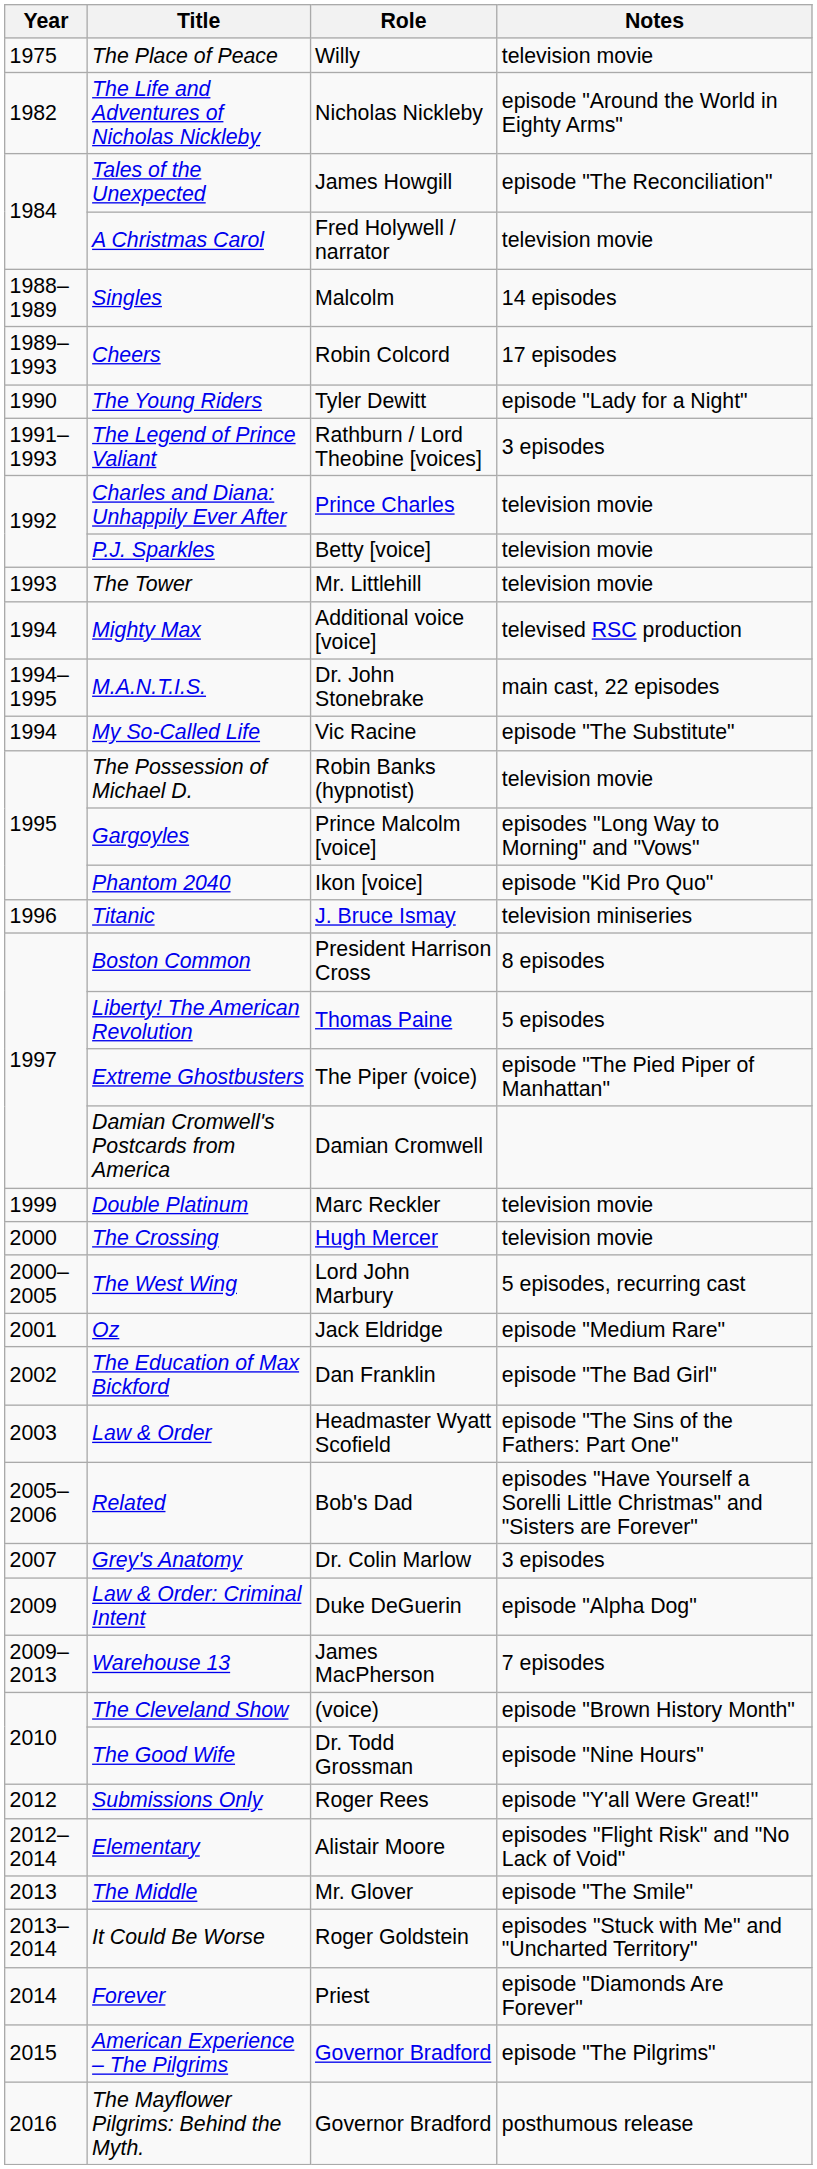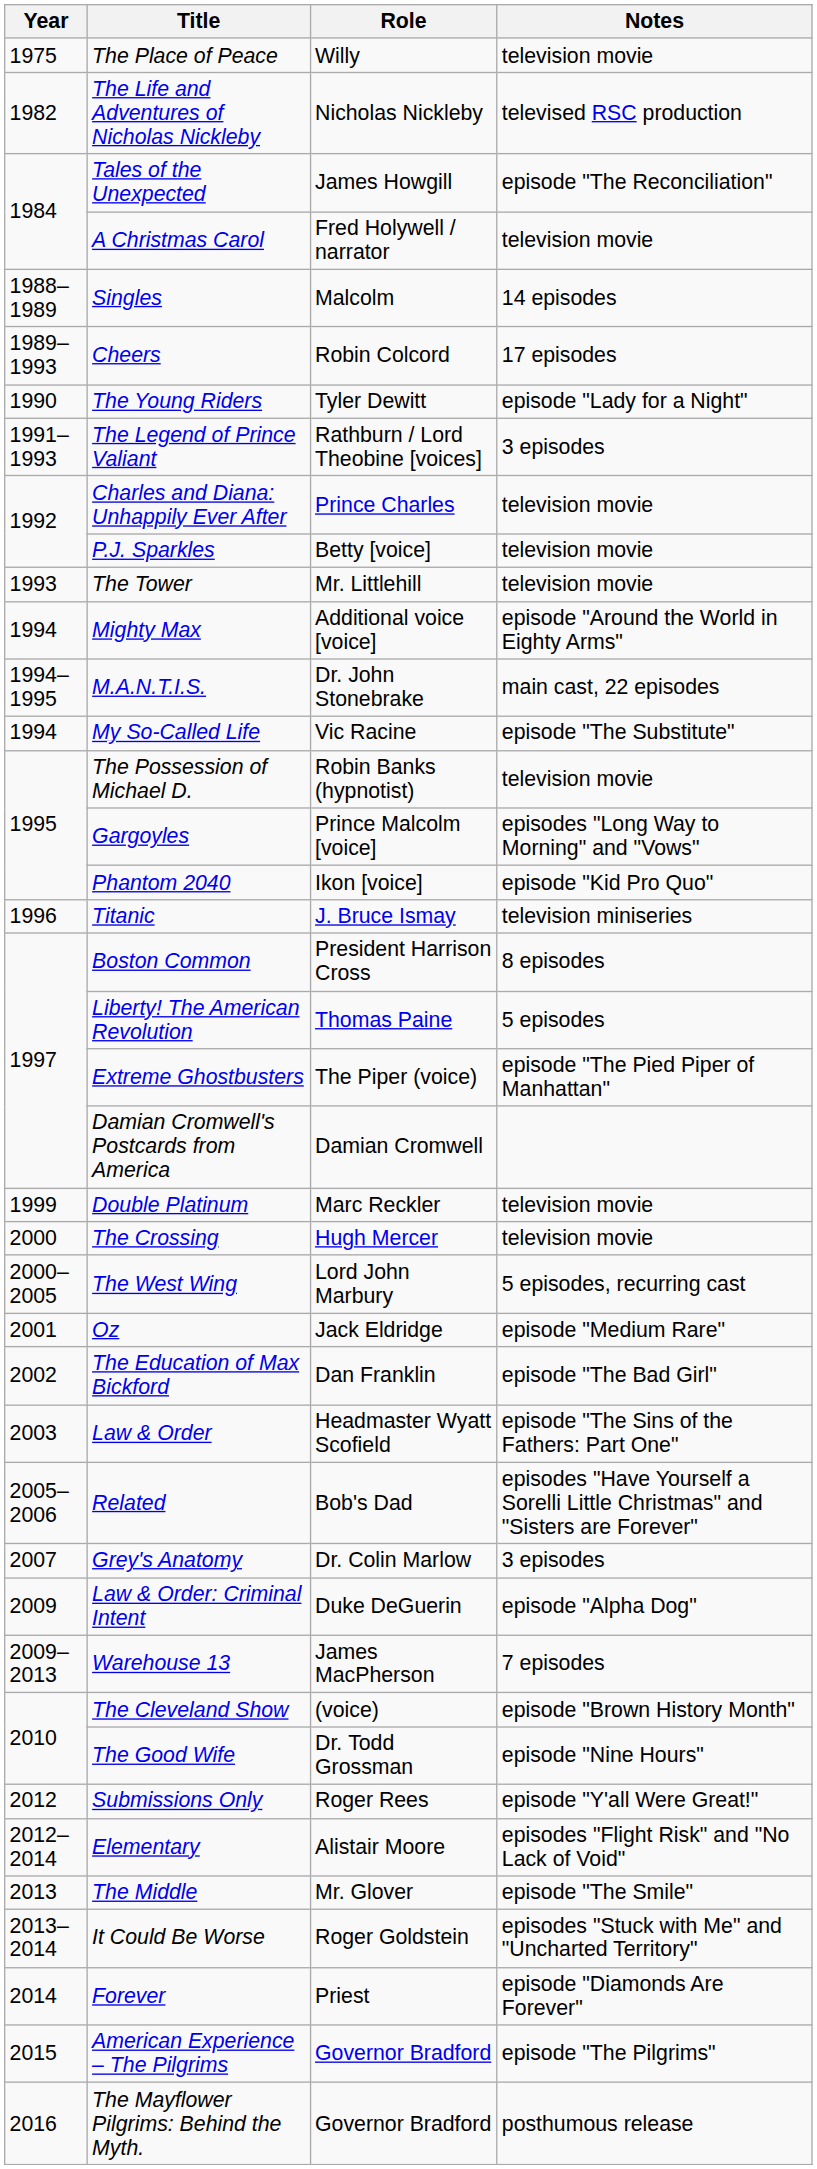(640, 112) episode "Around the World in Eighty Arms" -> (622, 112) televised RSC production
(622, 629) televised RSC production -> (640, 629) episode "Around the World in Eighty Arms"
